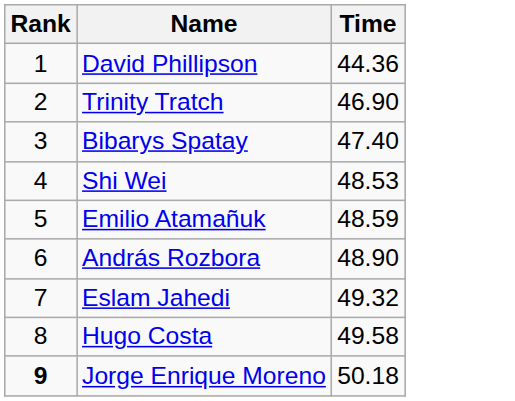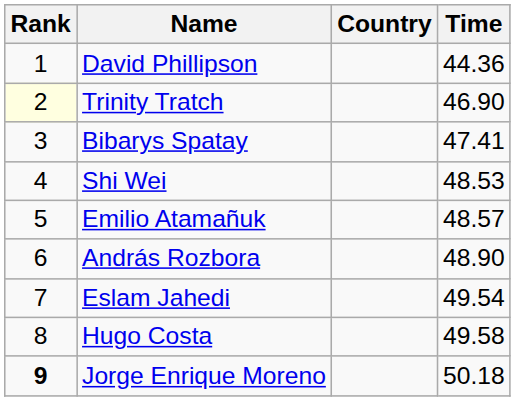+ column: (384, 24)
(41, 102) no background -> (41, 102) lightyellow background
(368, 141) 47.40 -> (474, 141) 47.41
(368, 219) 48.59 -> (474, 219) 48.57
(368, 297) 49.32 -> (474, 297) 49.54
